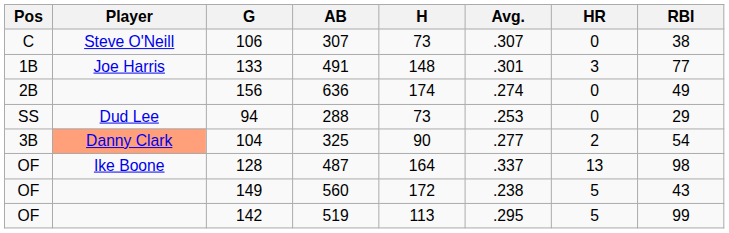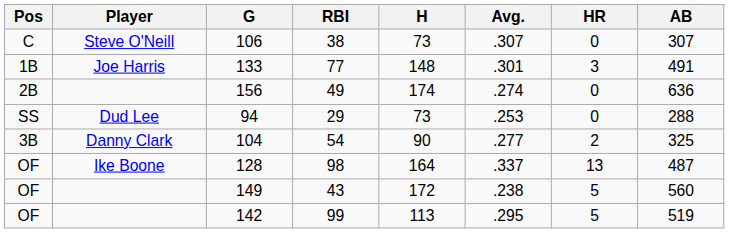columns swapped: (336, 16) <-> (681, 16)
(129, 141) lightsalmon background -> (129, 141) no background
